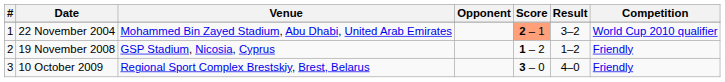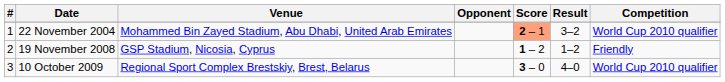(613, 67) Friendly -> (655, 67) World Cup 2010 qualifier
